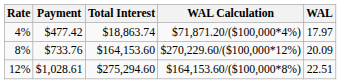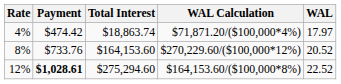(64, 32) $477.42 -> (64, 32) $474.42
(320, 50) 20.09 -> (320, 50) 20.52
(59, 69) normal -> (59, 69) bold
(320, 69) 22.51 -> (320, 69) 22.52
